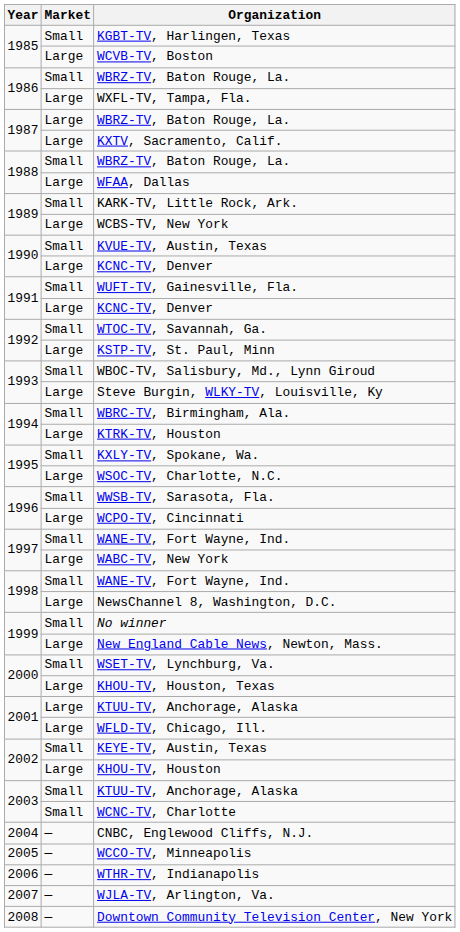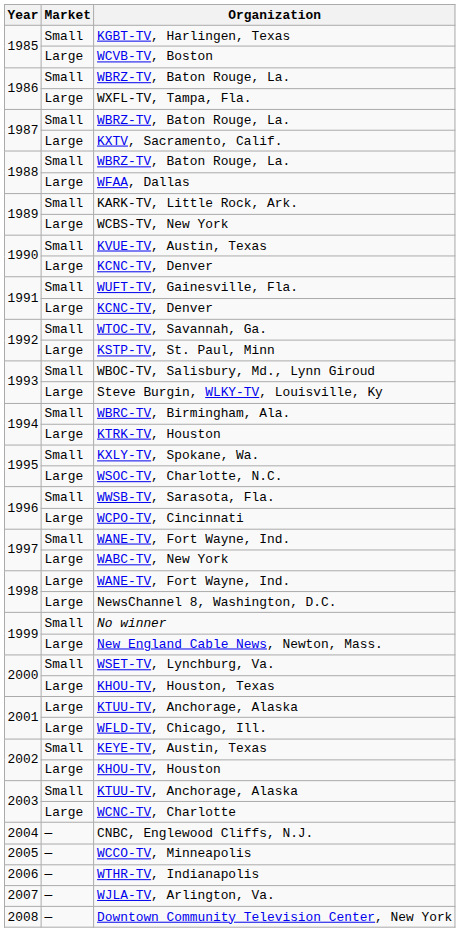(64, 120) Large -> (64, 120) Small
(64, 581) Small -> (64, 581) Large
(64, 812) Small -> (64, 812) Large
